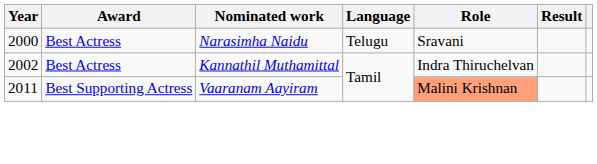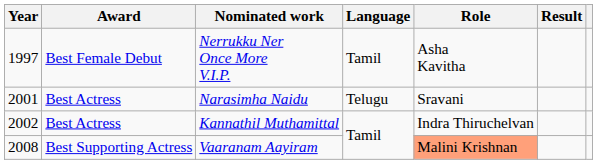+ row: (241, 57)
(23, 40) 2000 -> (23, 98) 2001
(23, 88) 2011 -> (23, 147) 2008
